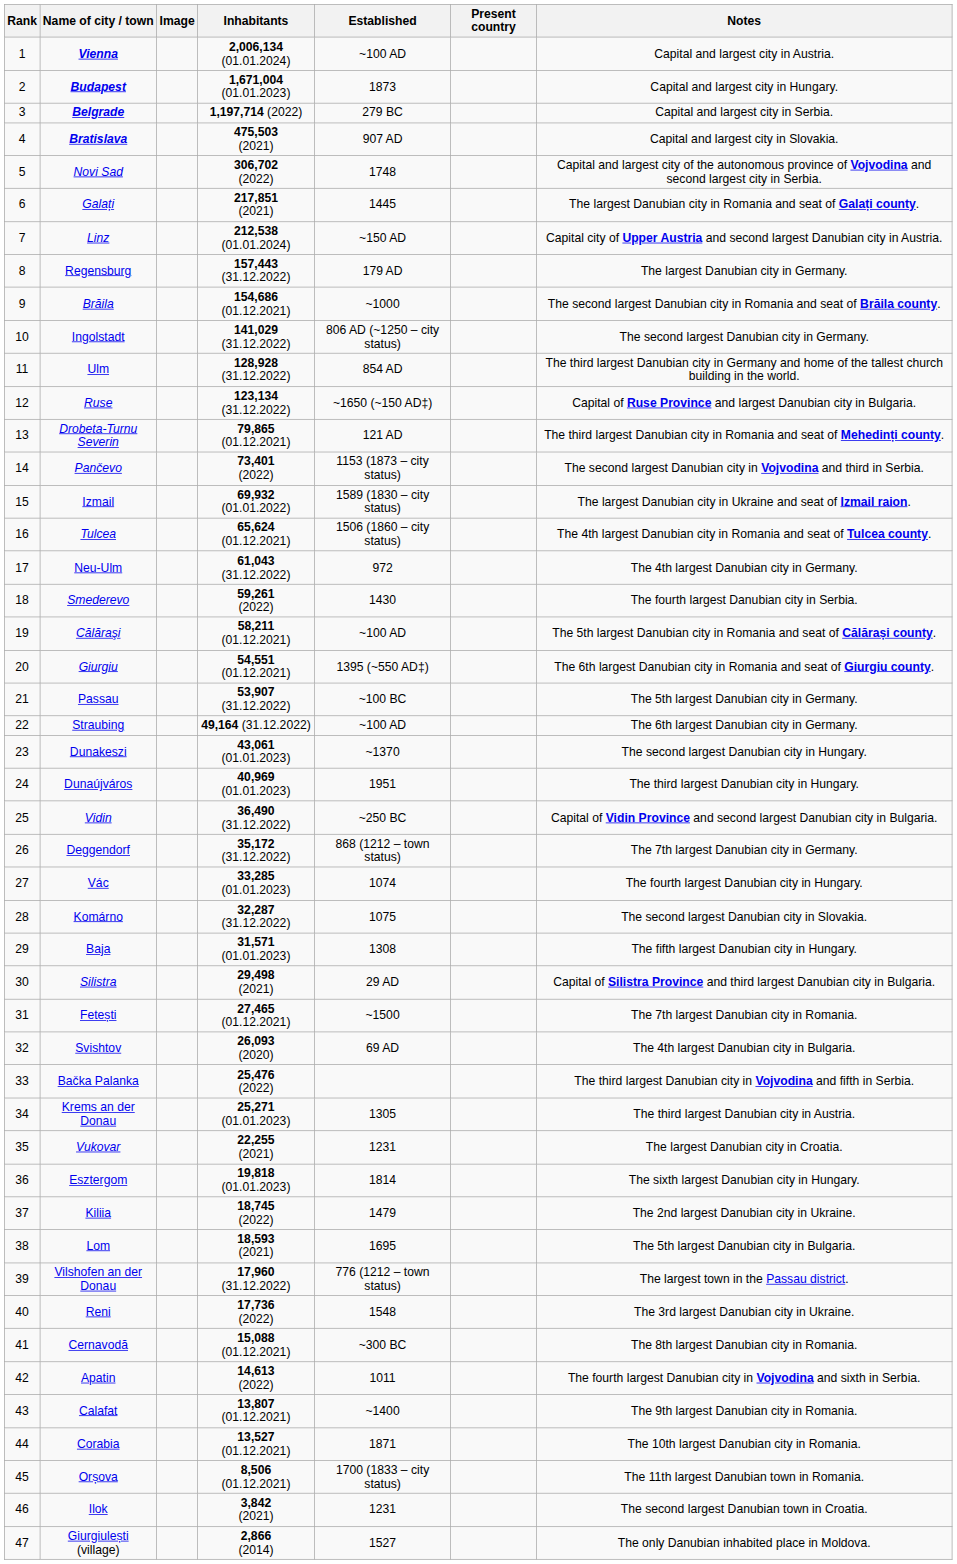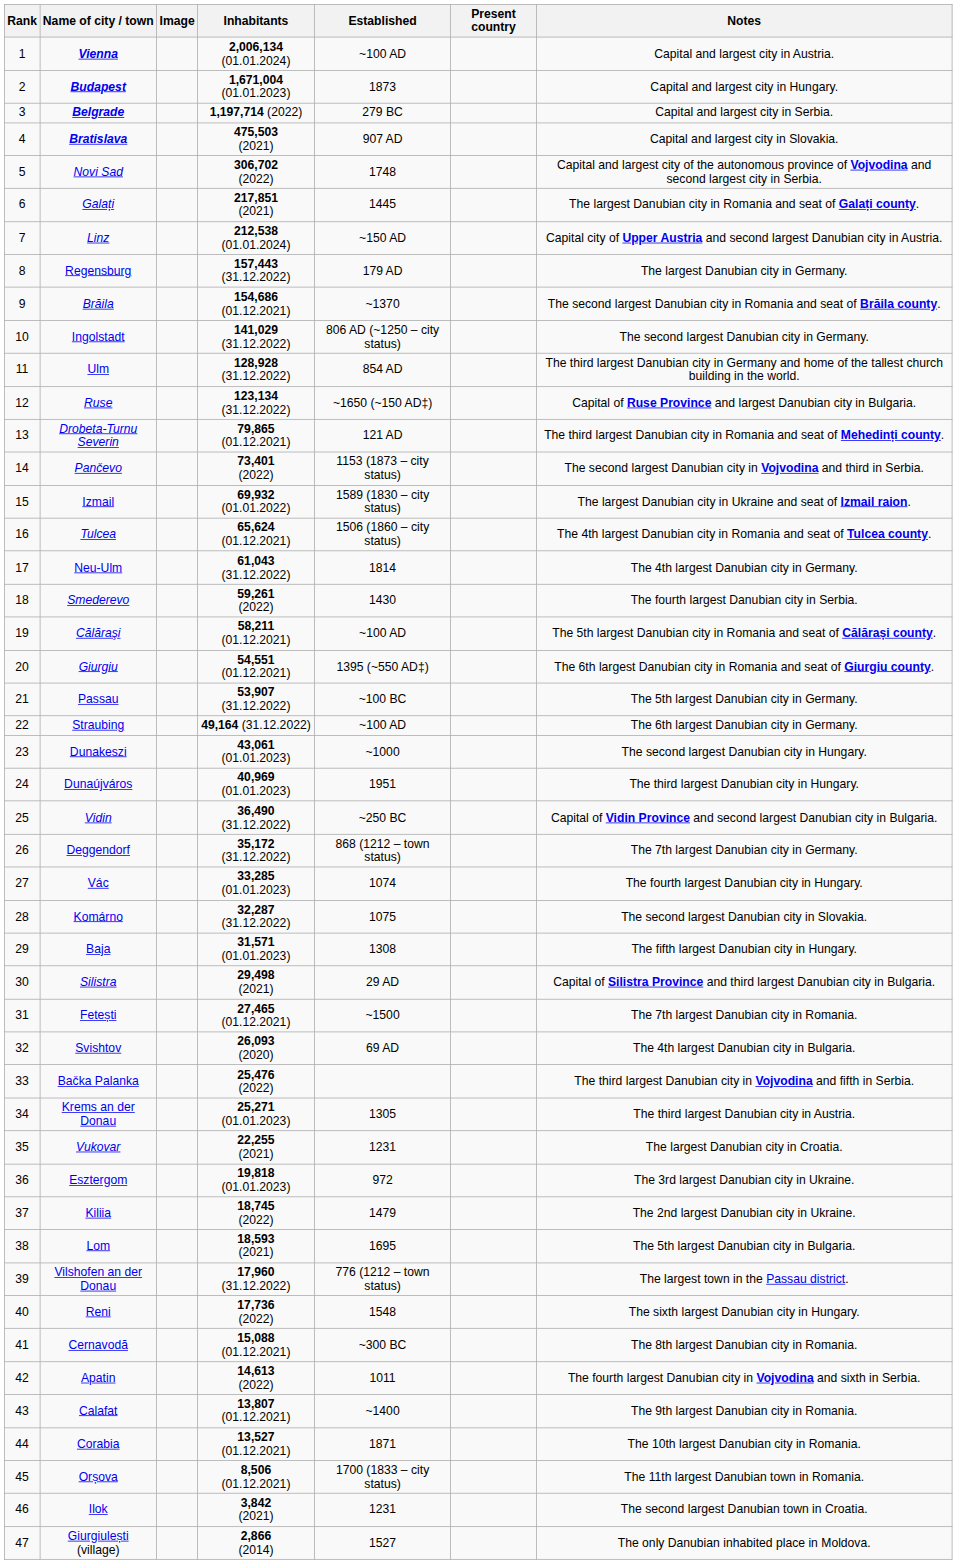(383, 303) ~1000 -> (383, 303) ~1370
(383, 567) 972 -> (383, 567) 1814
(383, 751) ~1370 -> (383, 751) ~1000
(383, 1180) 1814 -> (383, 1180) 972
(744, 1180) The sixth largest Danubian city in Hungary. -> (744, 1180) The 3rd largest Danubian city in Ukraine.
(744, 1312) The 3rd largest Danubian city in Ukraine. -> (744, 1312) The sixth largest Danubian city in Hungary.
